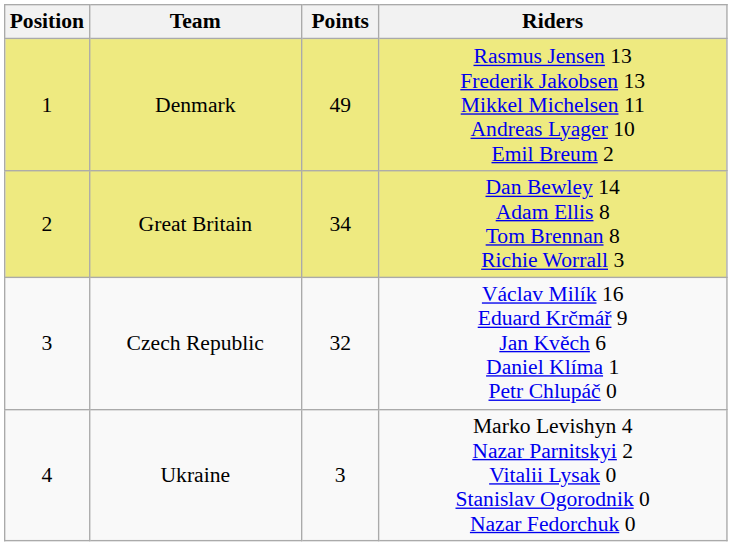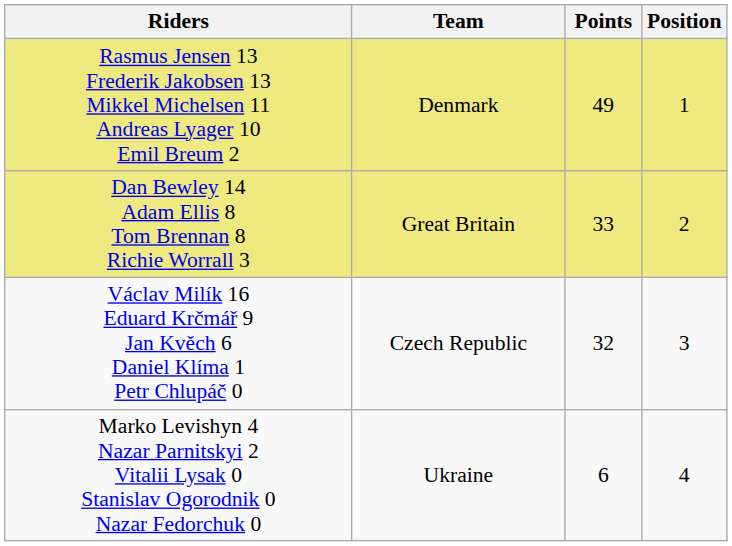columns swapped: (47, 21) <-> (553, 21)
(340, 223) 34 -> (603, 223) 33
(340, 474) 3 -> (603, 474) 6
